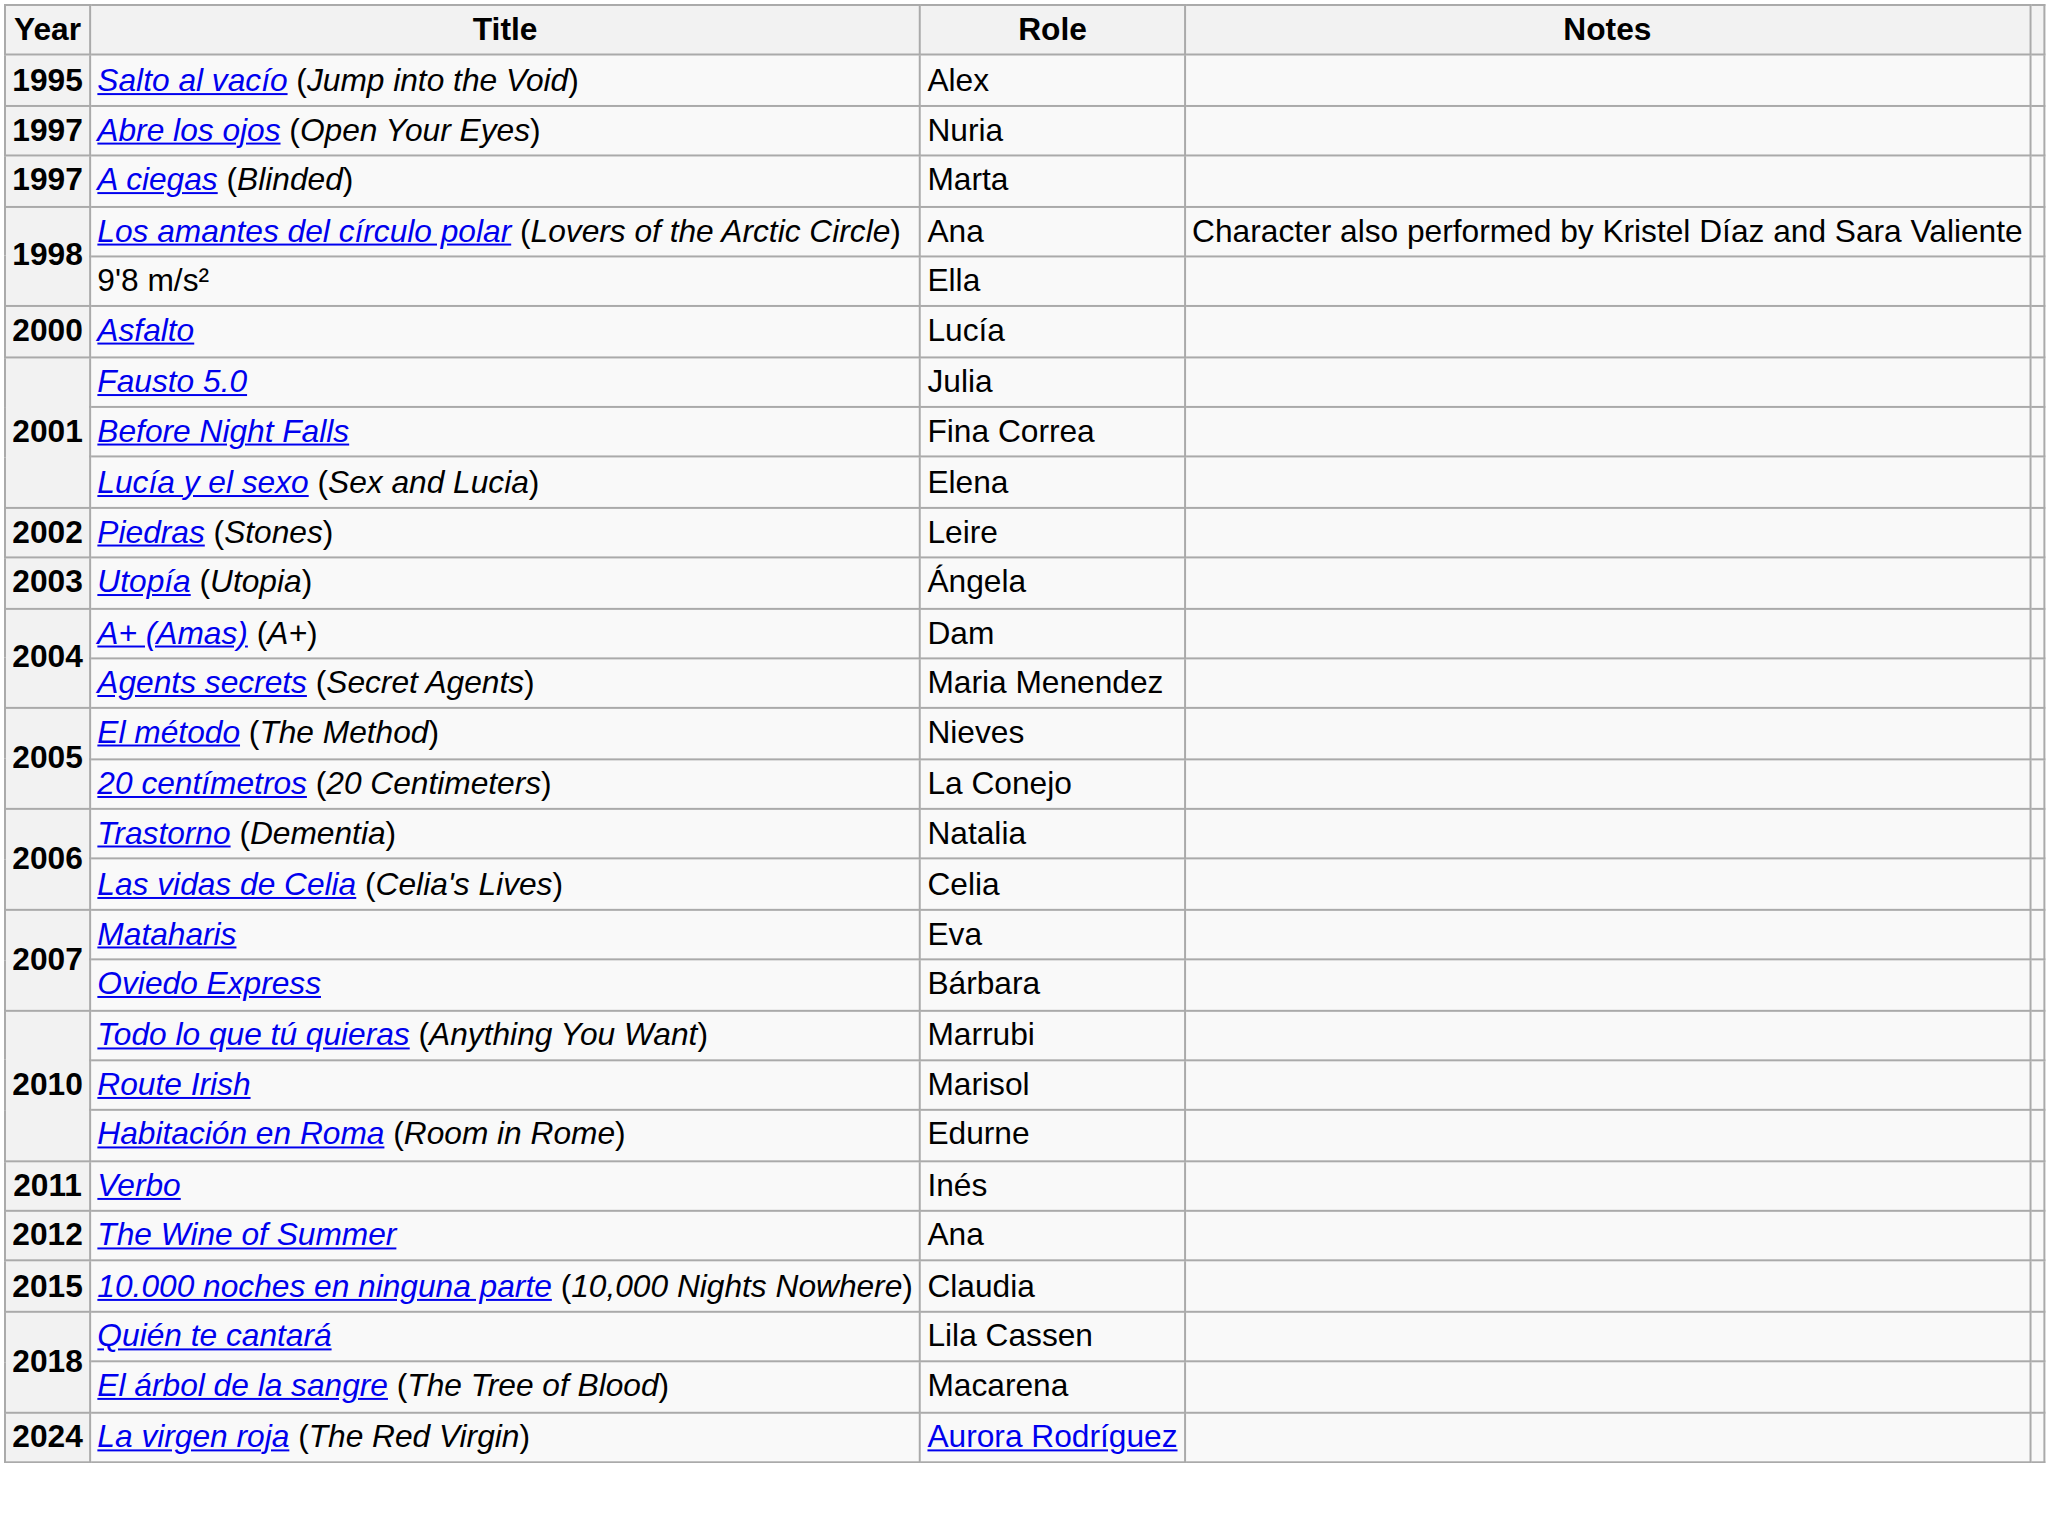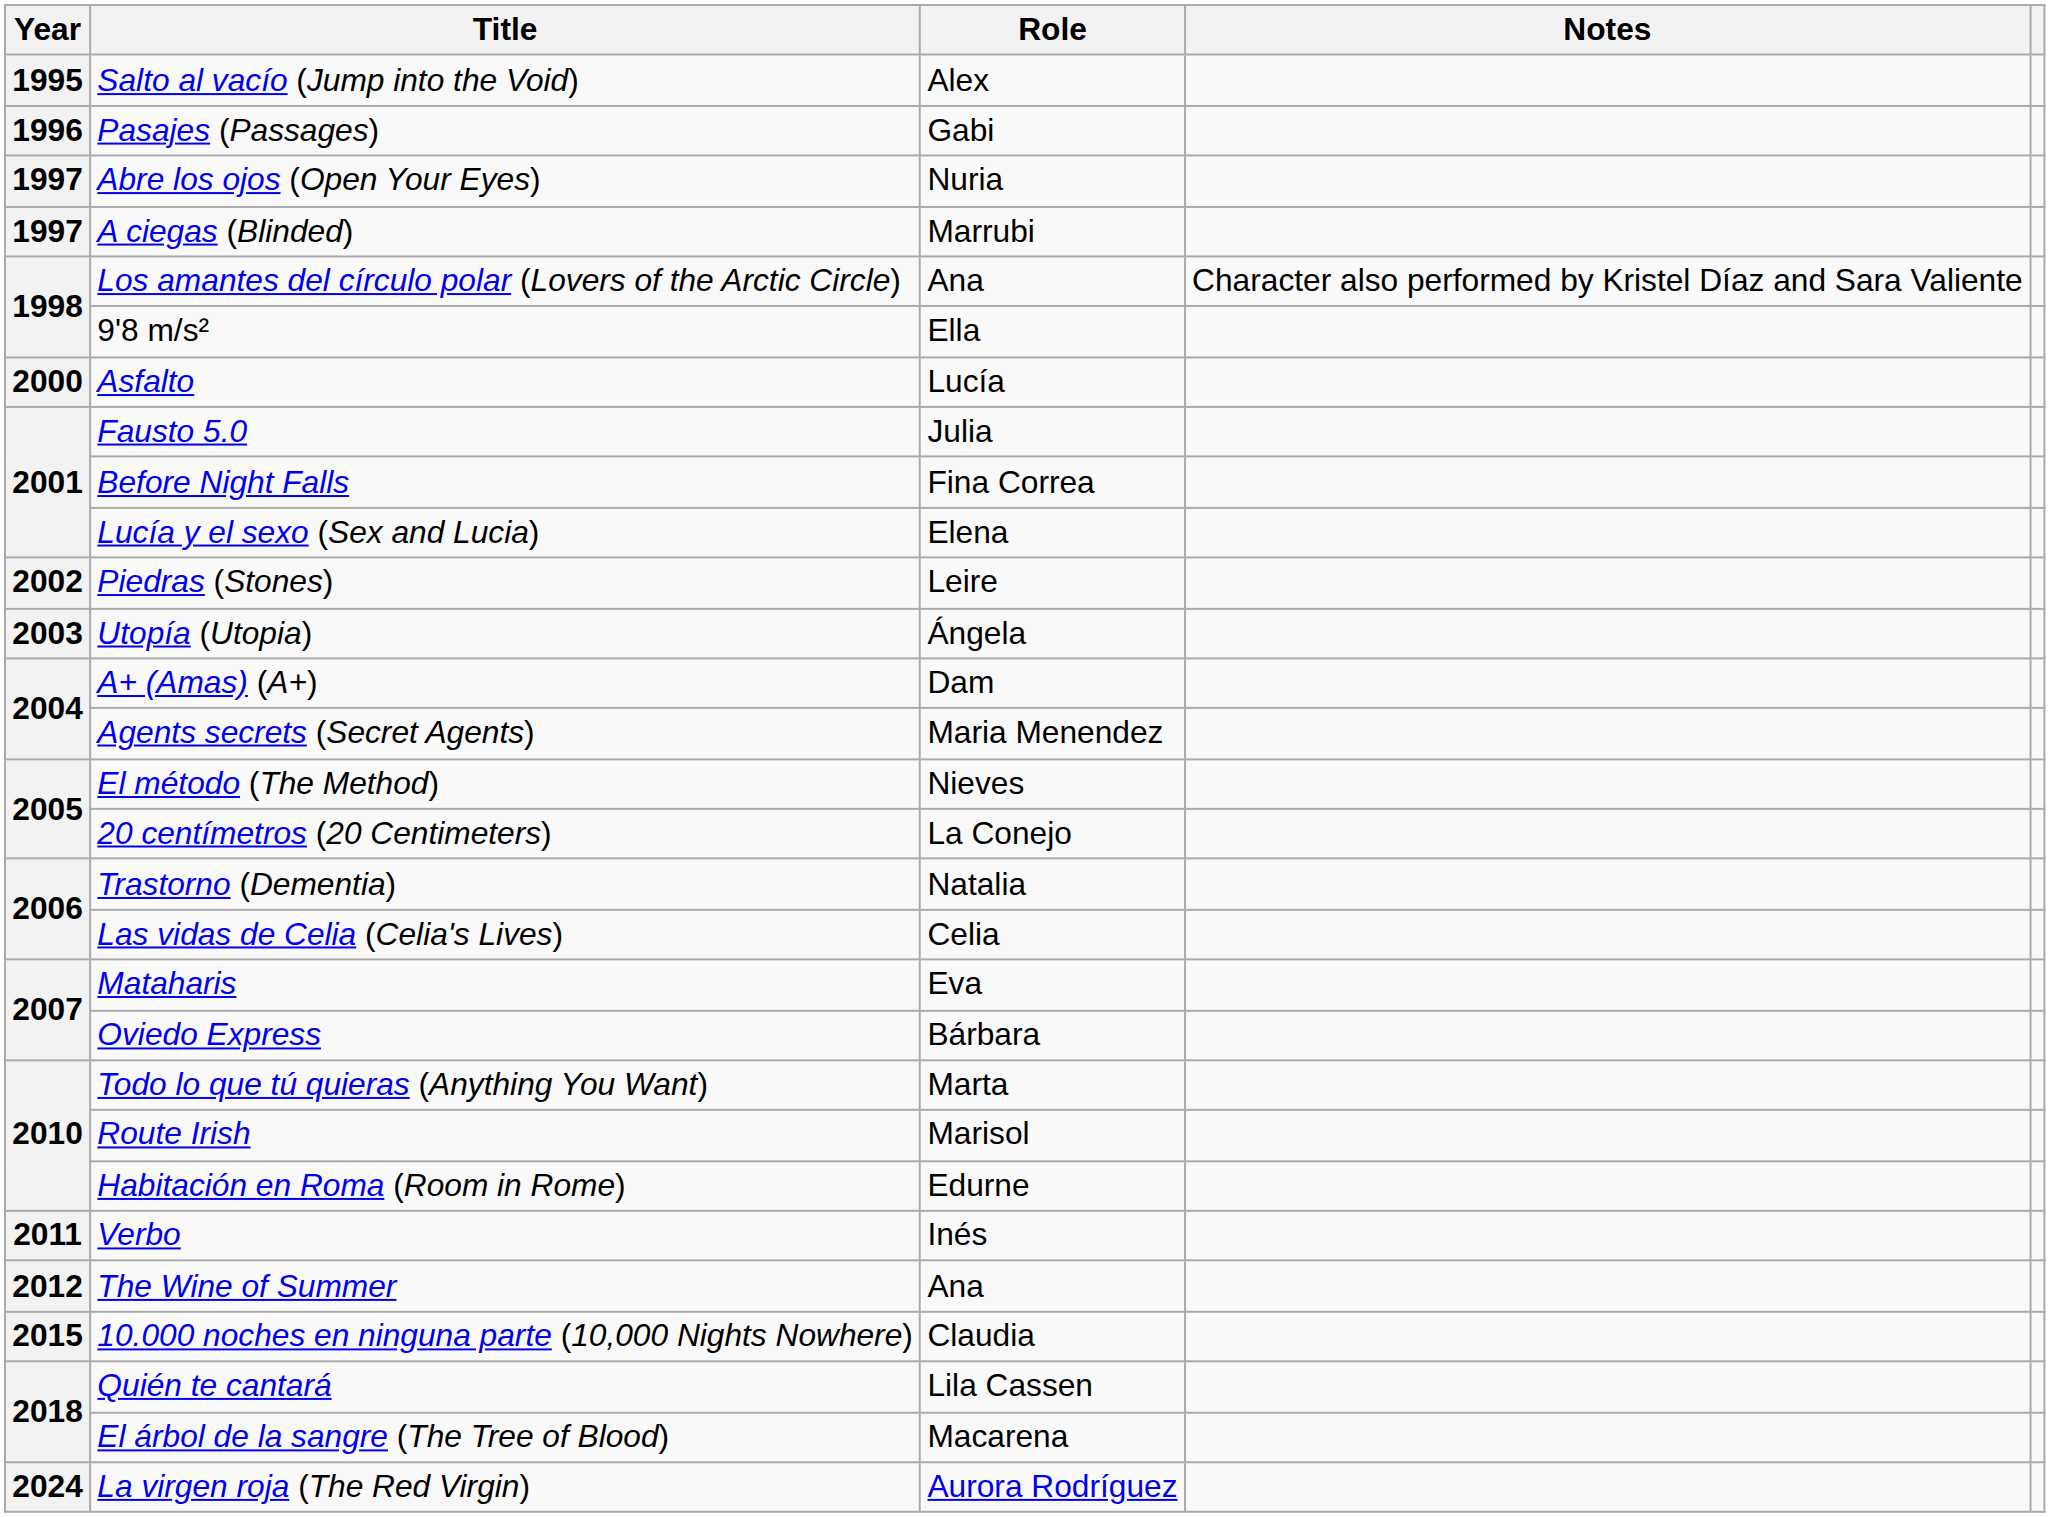+ row: (238, 130)
(968, 180) Marta -> (981, 230) Marrubi
(981, 1034) Marrubi -> (968, 1084) Marta
